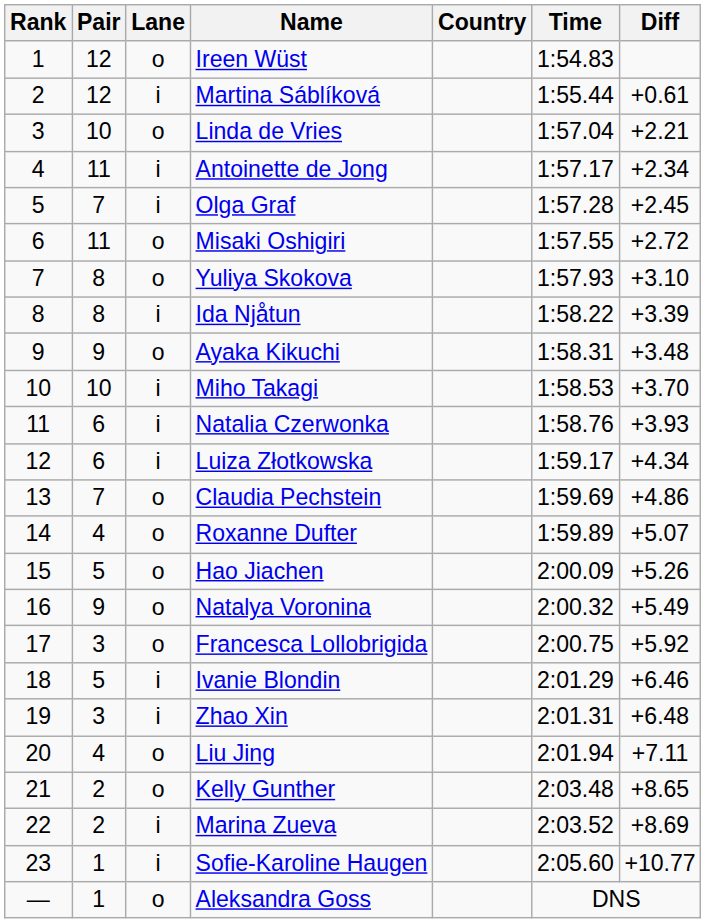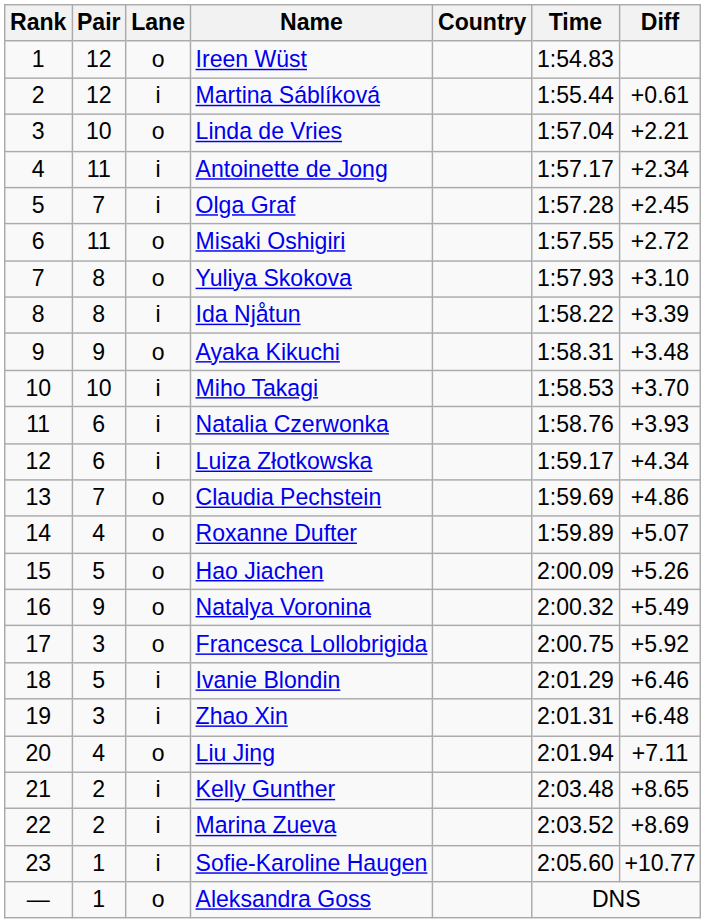(158, 790) o -> (158, 790) i
